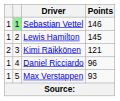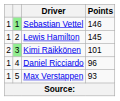(17, 50) no background -> (17, 50) lightgreen background
(95, 50) 121 -> (95, 50) 101
